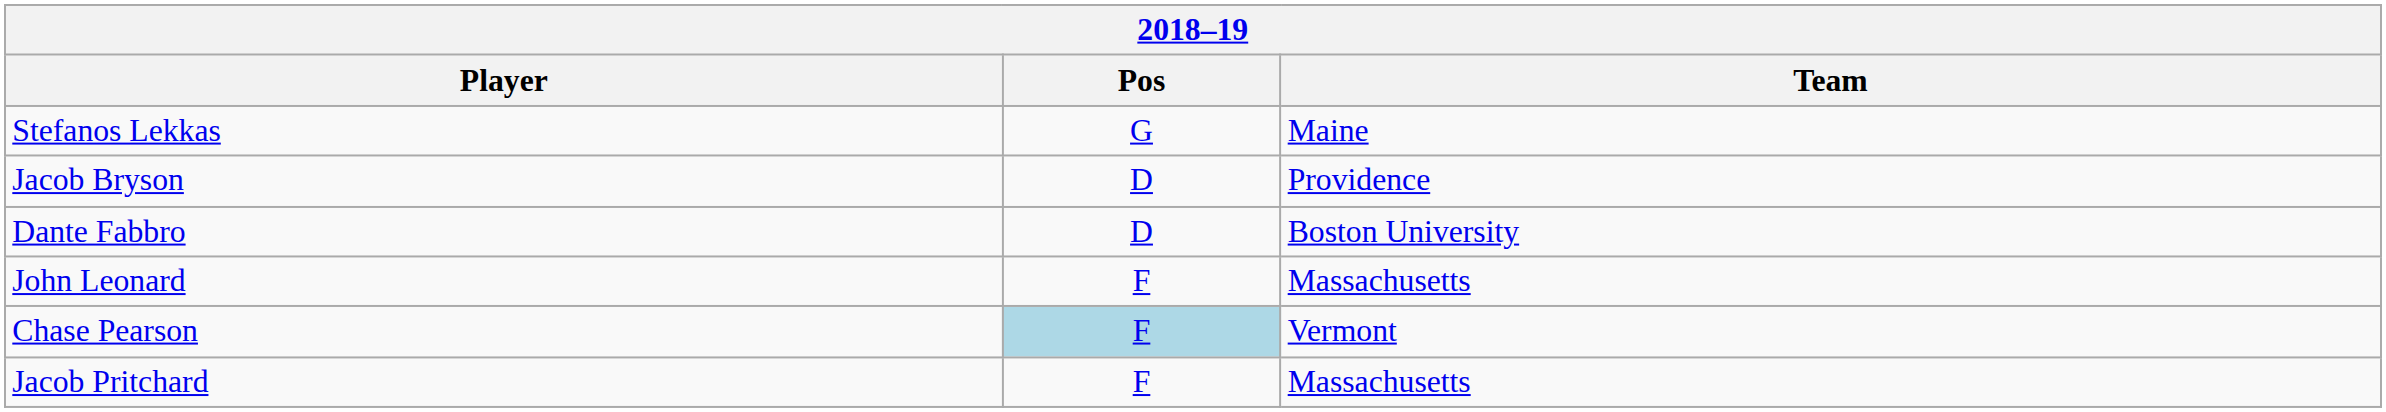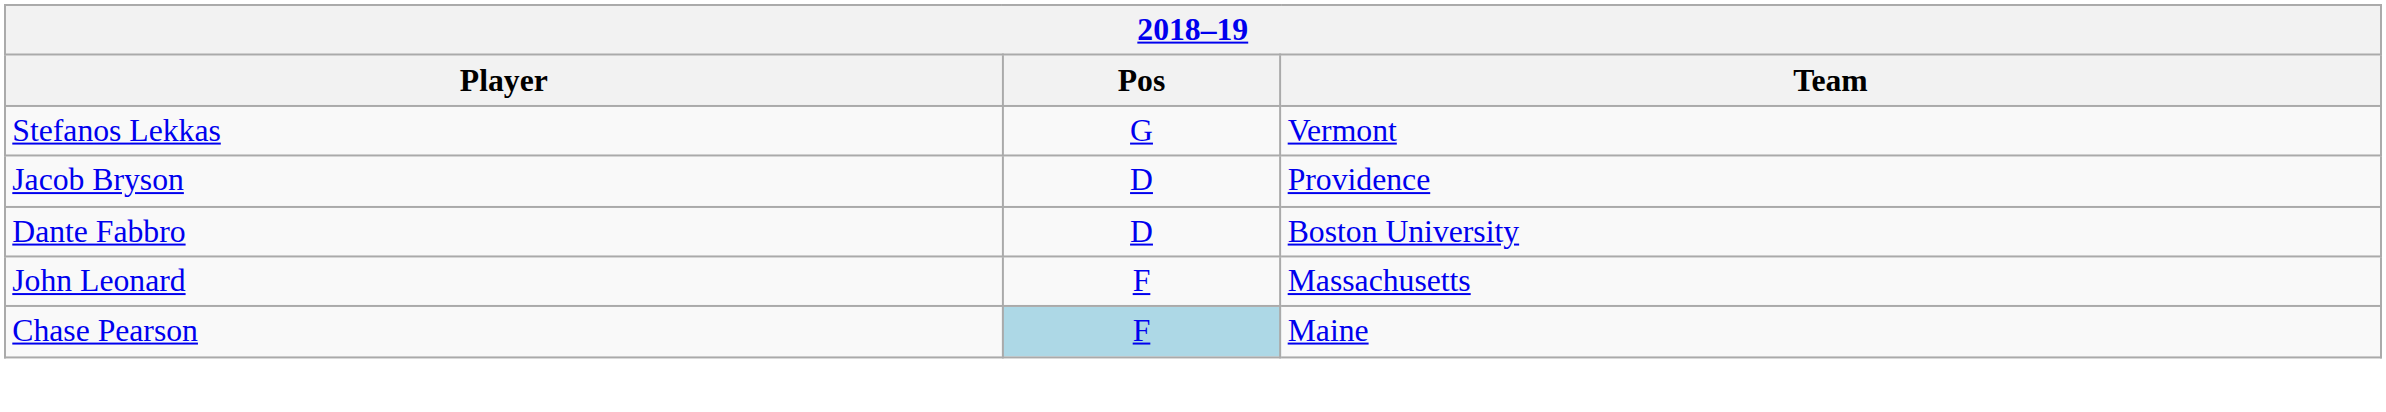(1328, 130) Maine -> (1342, 130) Vermont
(1342, 331) Vermont -> (1328, 331) Maine
- row: (110, 381)
